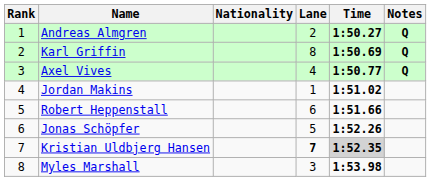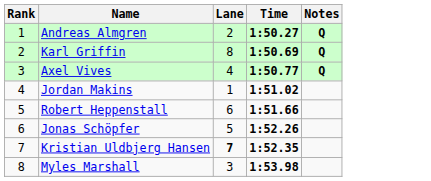- column: (254, 14)
(357, 147) lightgrey background -> (274, 147) no background
